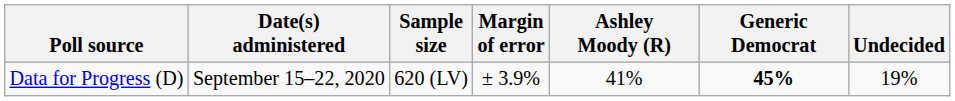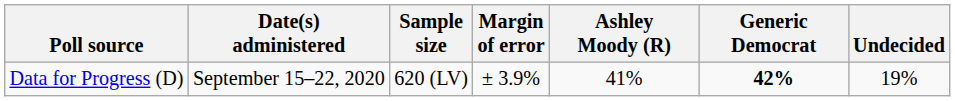(774, 78) 45% -> (774, 78) 42%
